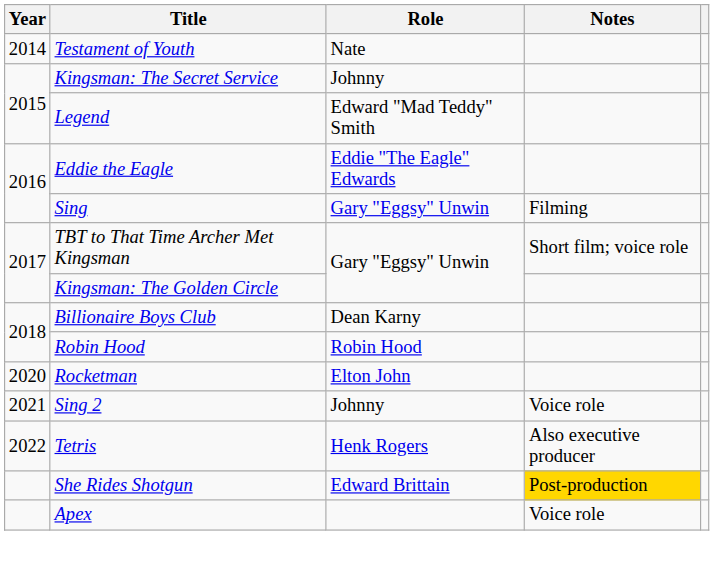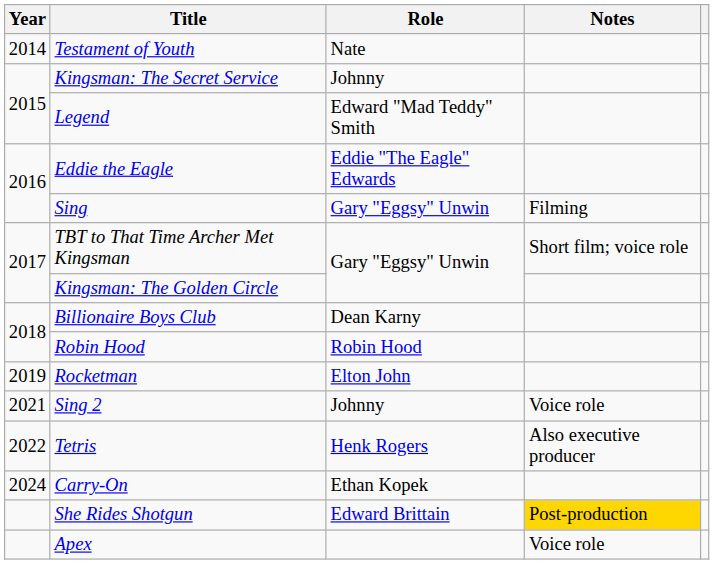(27, 376) 2020 -> (27, 376) 2019
+ row: (91, 485)
